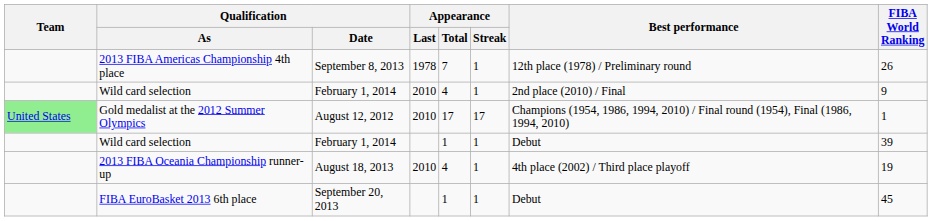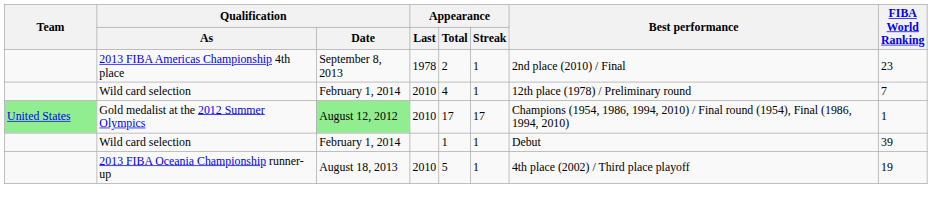(445, 65) 7 -> (445, 65) 2
(601, 65) 12th place (1978) / Preliminary round -> (569, 65) 2nd place (2010) / Final
(887, 65) 26 -> (887, 65) 23
(569, 91) 2nd place (2010) / Final -> (601, 91) 12th place (1978) / Preliminary round
(884, 91) 9 -> (884, 91) 7
(354, 116) no background -> (358, 116) lightgreen background
(445, 167) 4 -> (445, 167) 5
- row: (178, 199)
